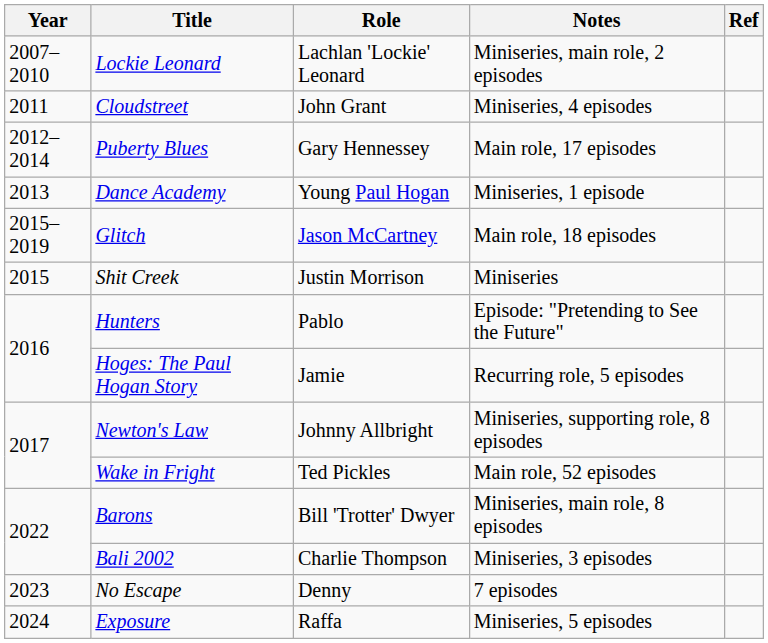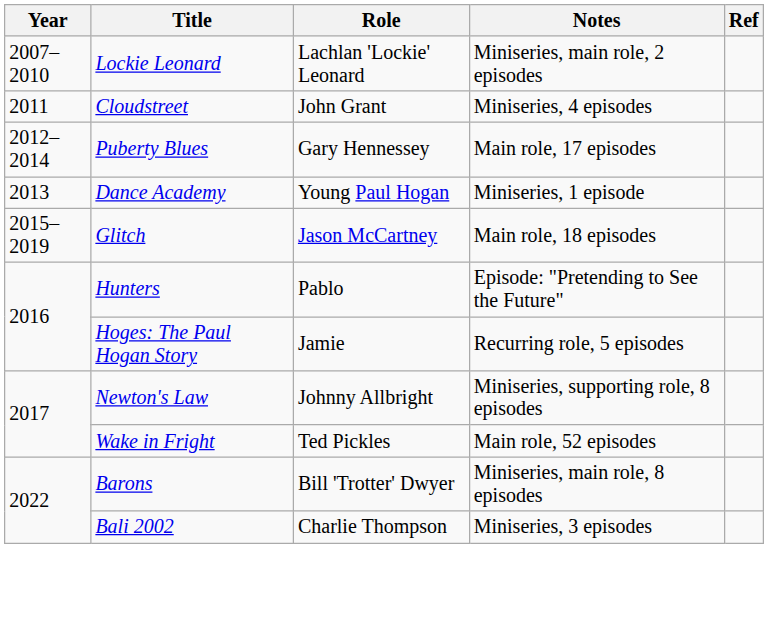- row: (137, 278)
- row: (138, 590)
- row: (133, 621)
